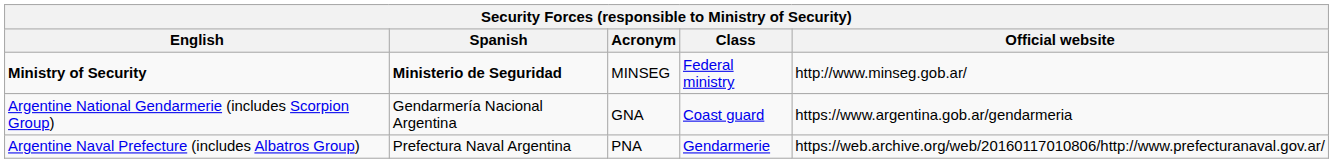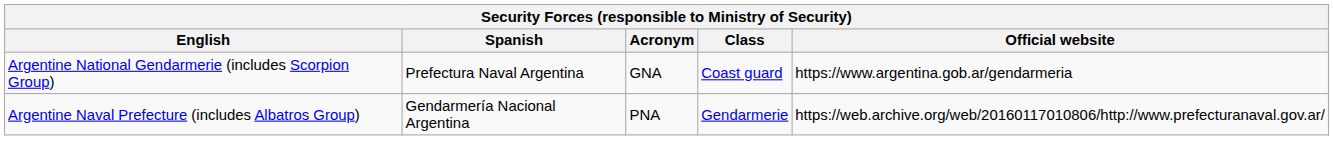- row: (77, 73)
(468, 114) Gendarmería Nacional Argentina -> (495, 73) Prefectura Naval Argentina
(482, 146) Prefectura Naval Argentina -> (481, 114) Gendarmería Nacional Argentina
